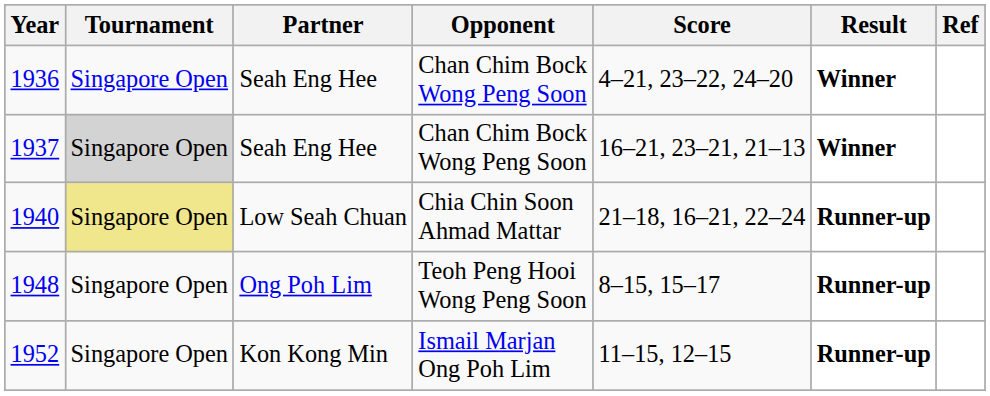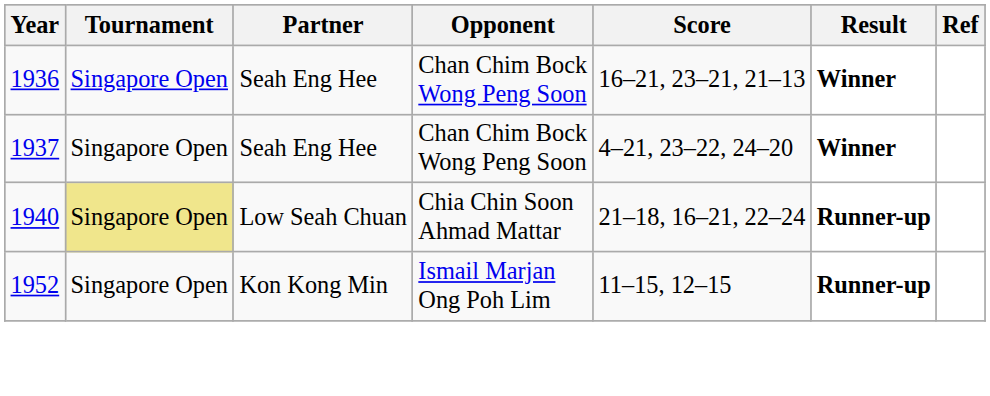(696, 79) 4–21, 23–22, 24–20 -> (702, 79) 16–21, 23–21, 21–13
(149, 148) lightgrey background -> (149, 148) no background
(702, 148) 16–21, 23–21, 21–13 -> (696, 148) 4–21, 23–22, 24–20
- row: (35, 286)
